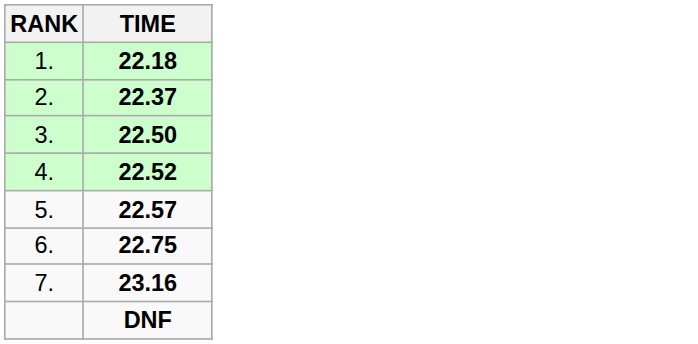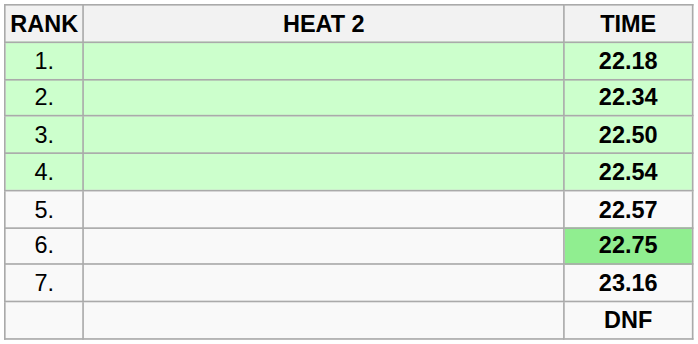+ column: (324, 24)
(148, 98) 22.37 -> (628, 98) 22.34
(148, 172) 22.52 -> (628, 172) 22.54
(148, 246) no background -> (628, 246) lightgreen background
